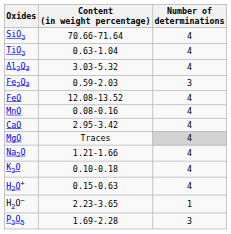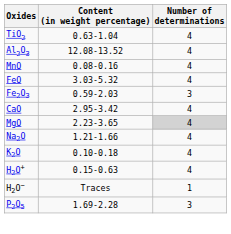- row: (16, 35)
(95, 67) 3.03-5.32 -> (95, 51) 12.08-13.52
rows swapped: (18, 83) <-> (14, 111)
(95, 98) 12.08-13.52 -> (95, 80) 3.03-5.32
(95, 138) Traces -> (95, 123) 2.23-3.65
(95, 204) 2.23-3.65 -> (95, 188) Traces
